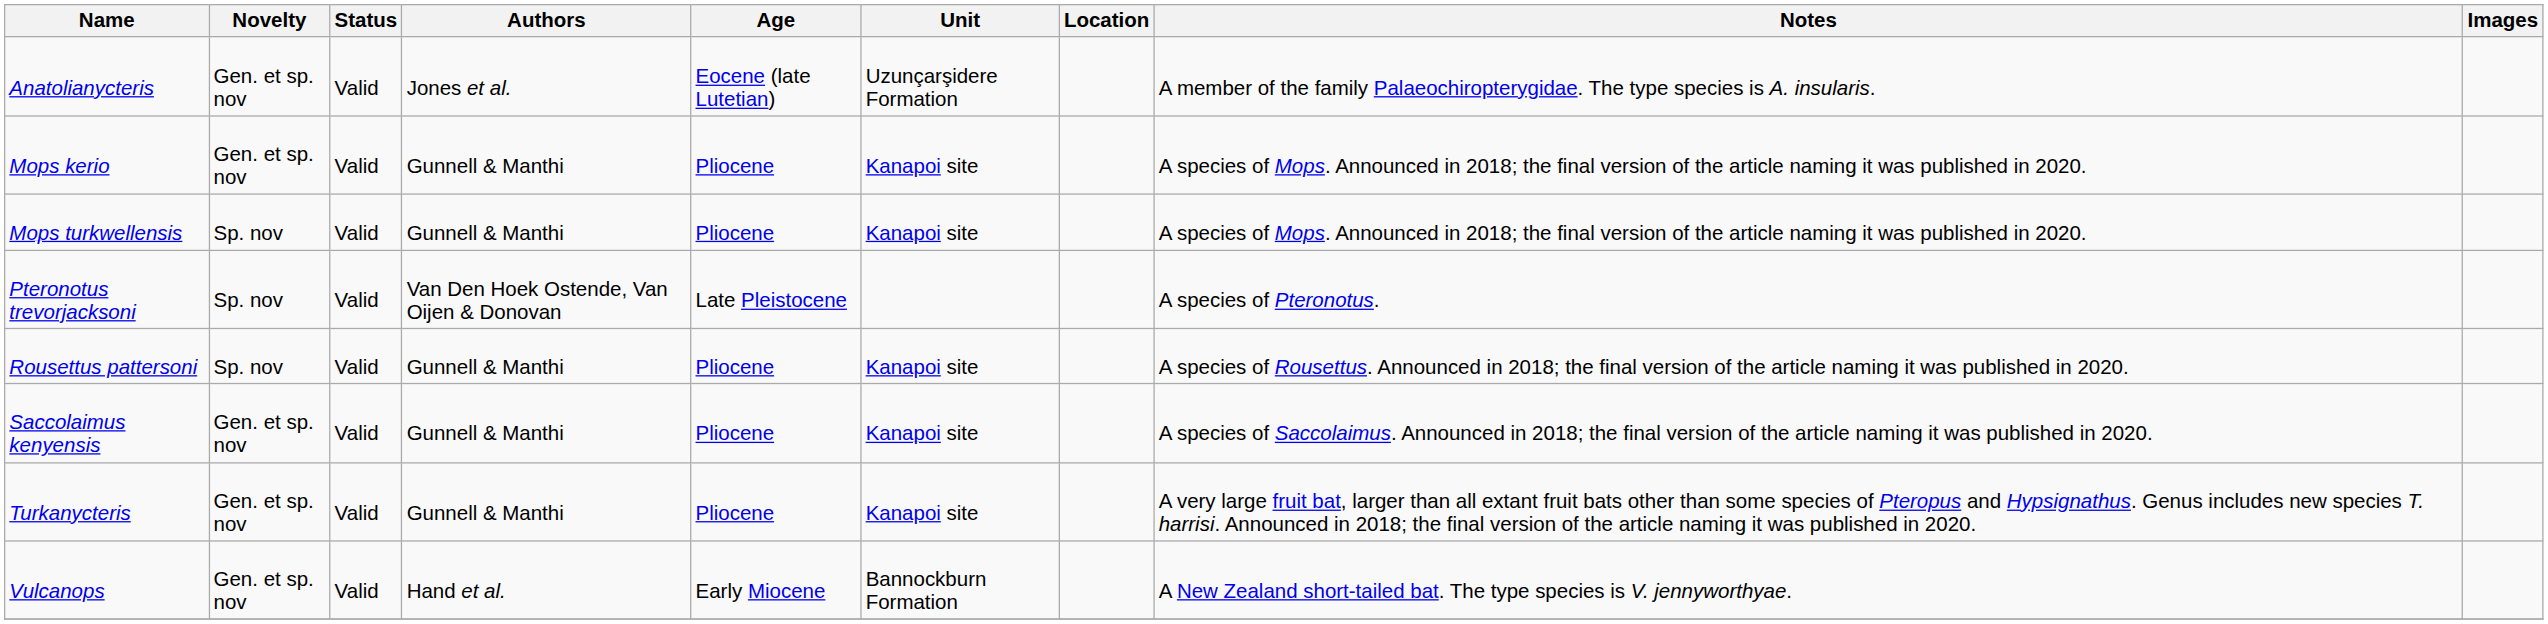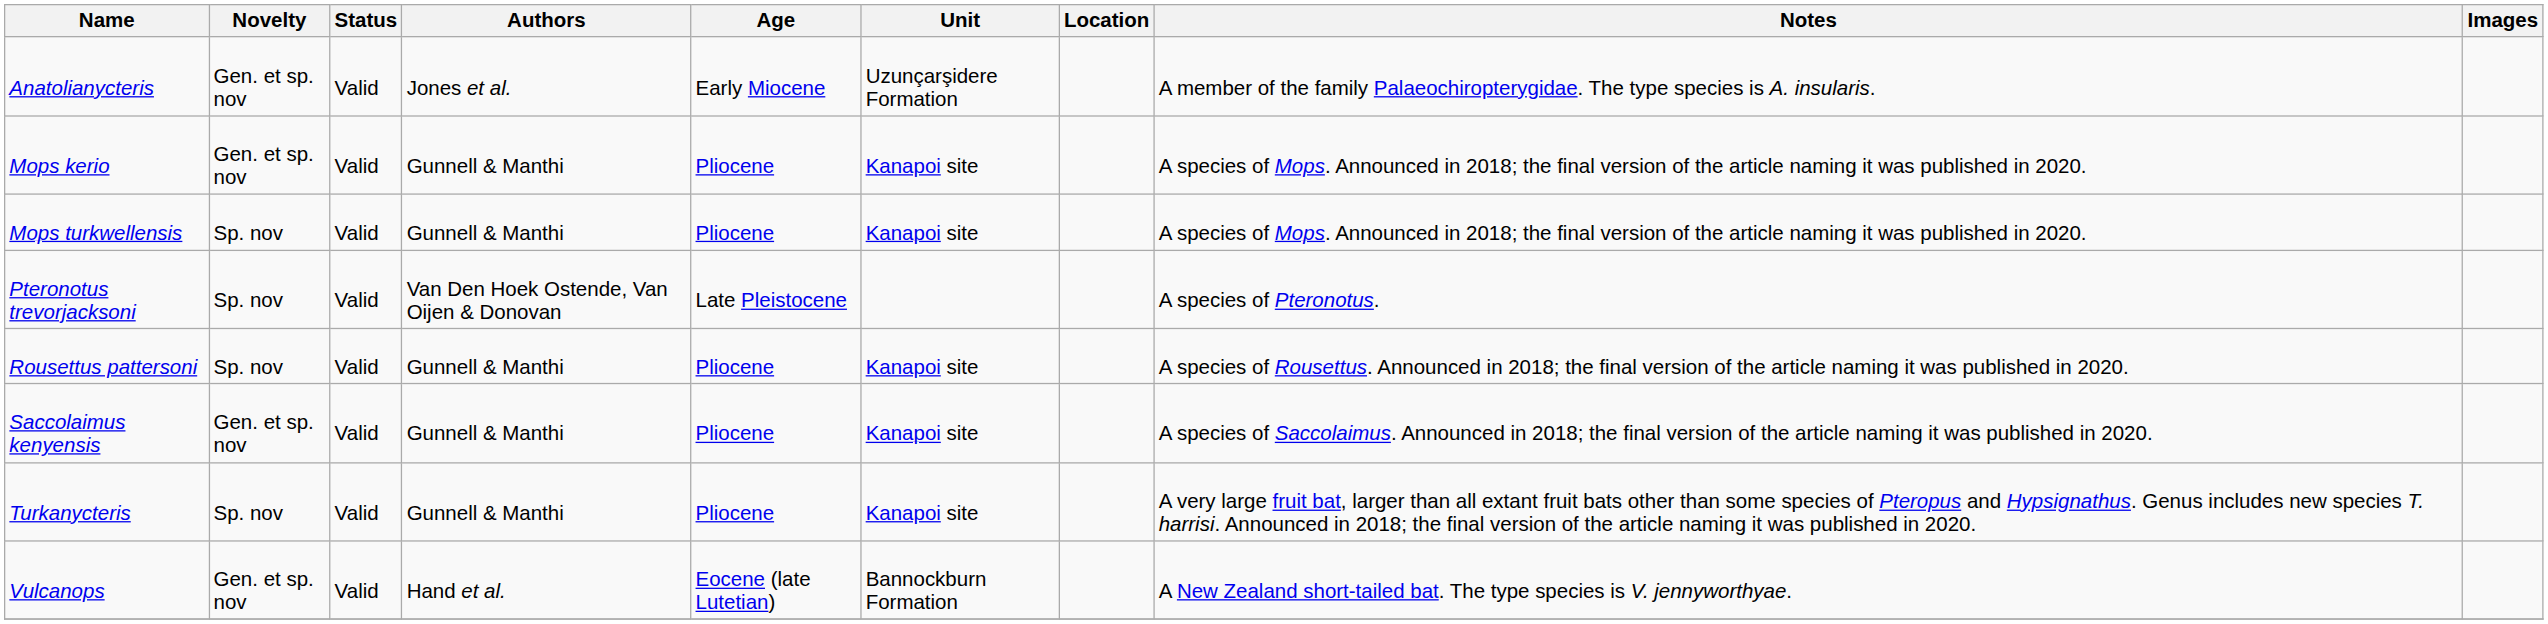(753, 87) Eocene (late Lutetian) -> (760, 87) Early Miocene
(264, 513) Gen. et sp. nov -> (248, 513) Sp. nov
(760, 591) Early Miocene -> (753, 591) Eocene (late Lutetian)
